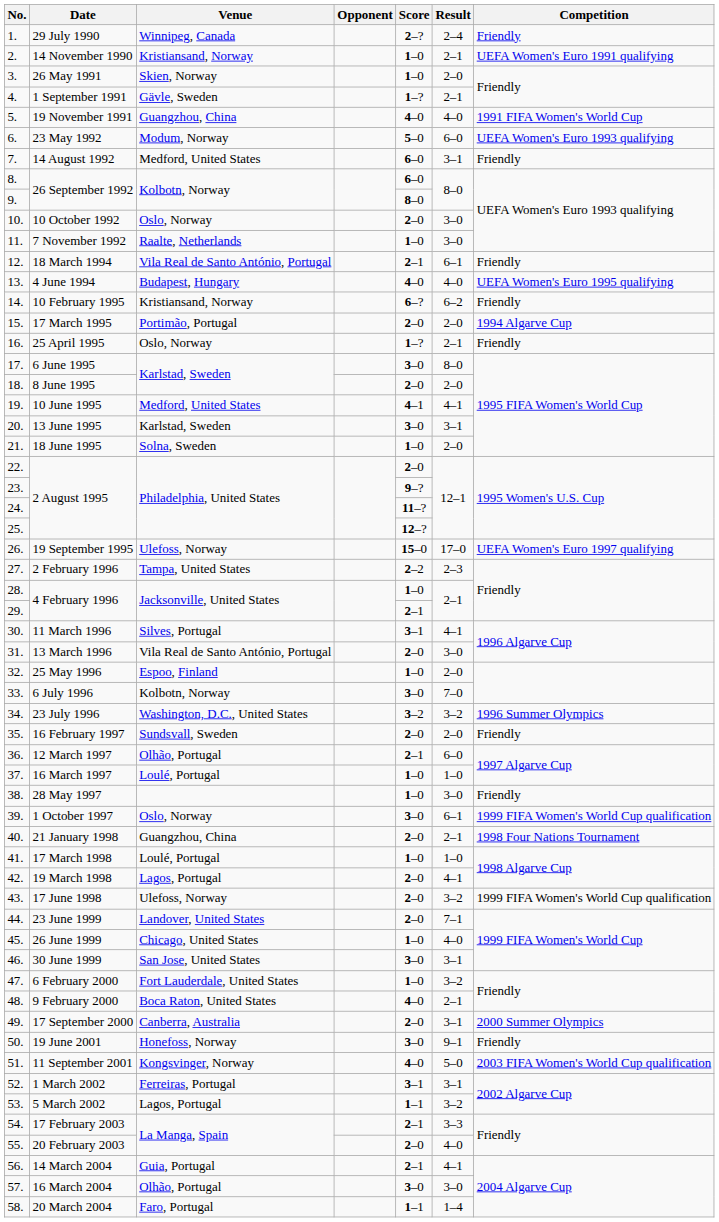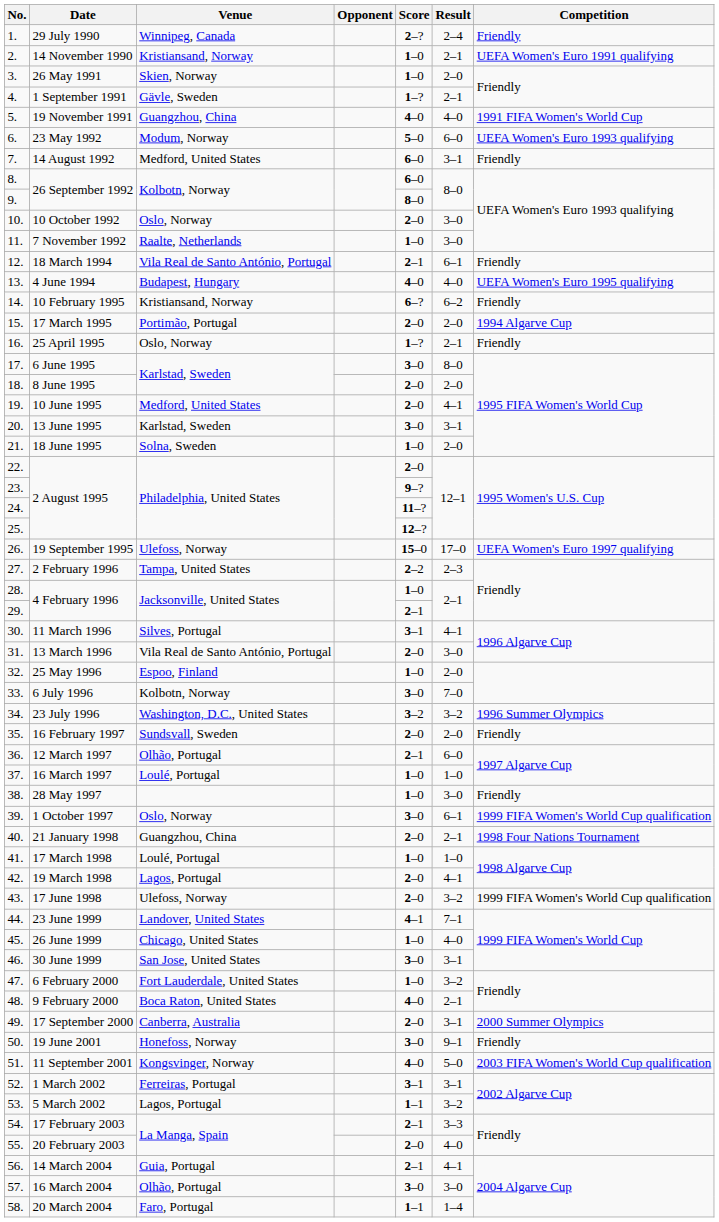(414, 405) 4–1 -> (414, 405) 2–0
(414, 919) 2–0 -> (414, 919) 4–1
